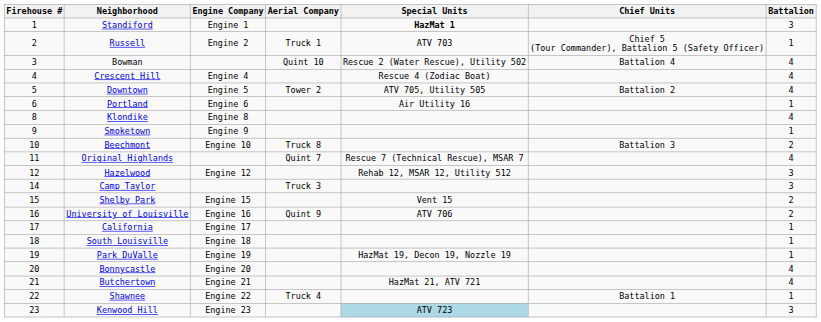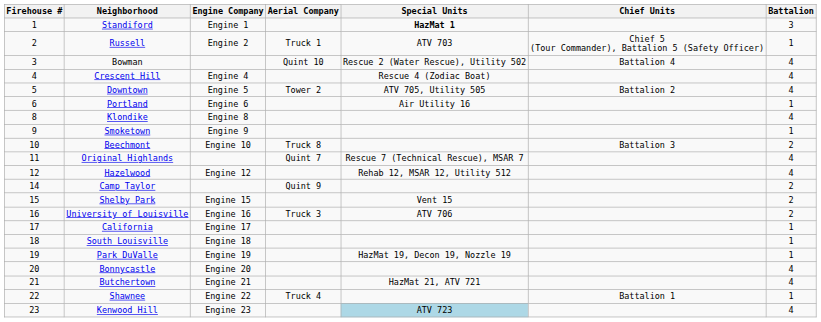(791, 172) 3 -> (791, 172) 4
(303, 186) Truck 3 -> (303, 186) Quint 9
(791, 186) 3 -> (791, 186) 2
(303, 214) Quint 9 -> (303, 214) Truck 3
(791, 310) 3 -> (791, 310) 4
